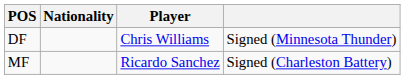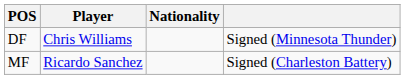columns swapped: (78, 16) <-> (170, 16)
